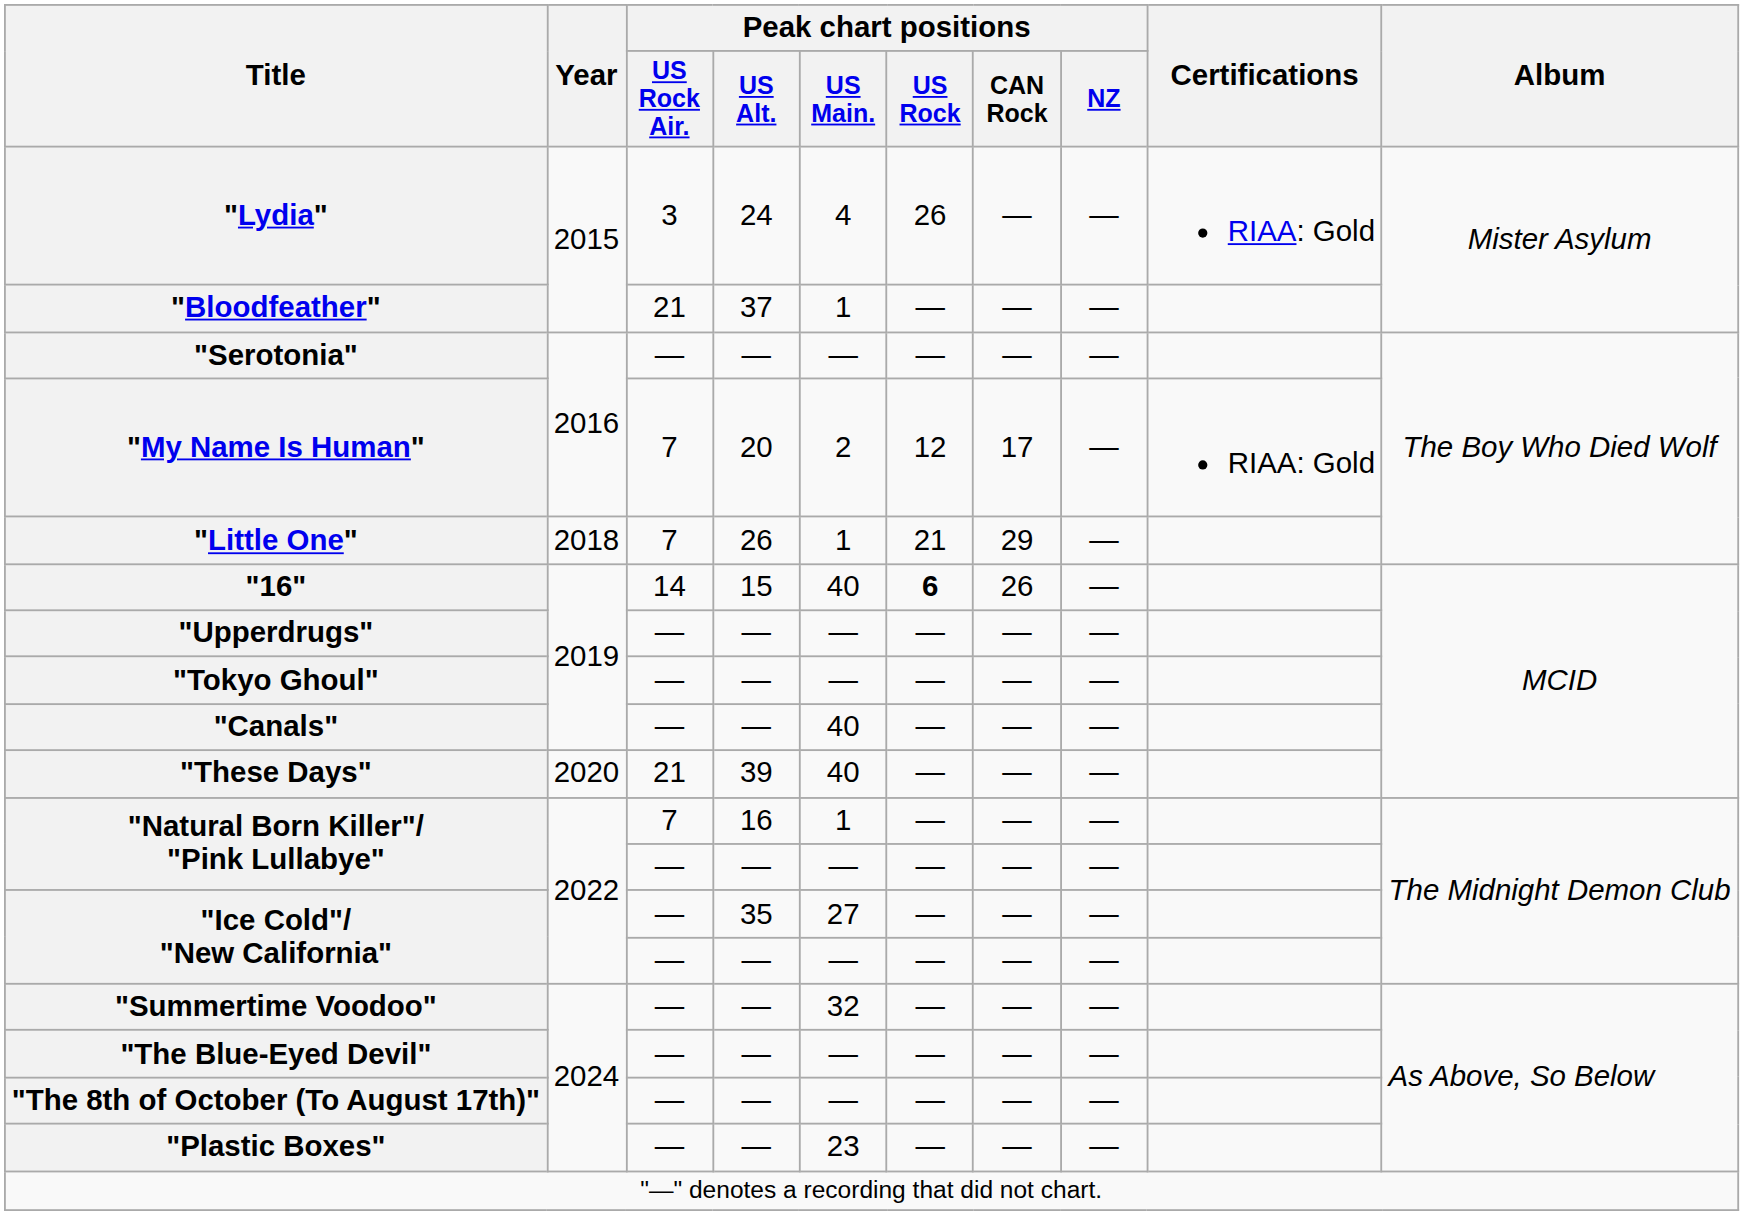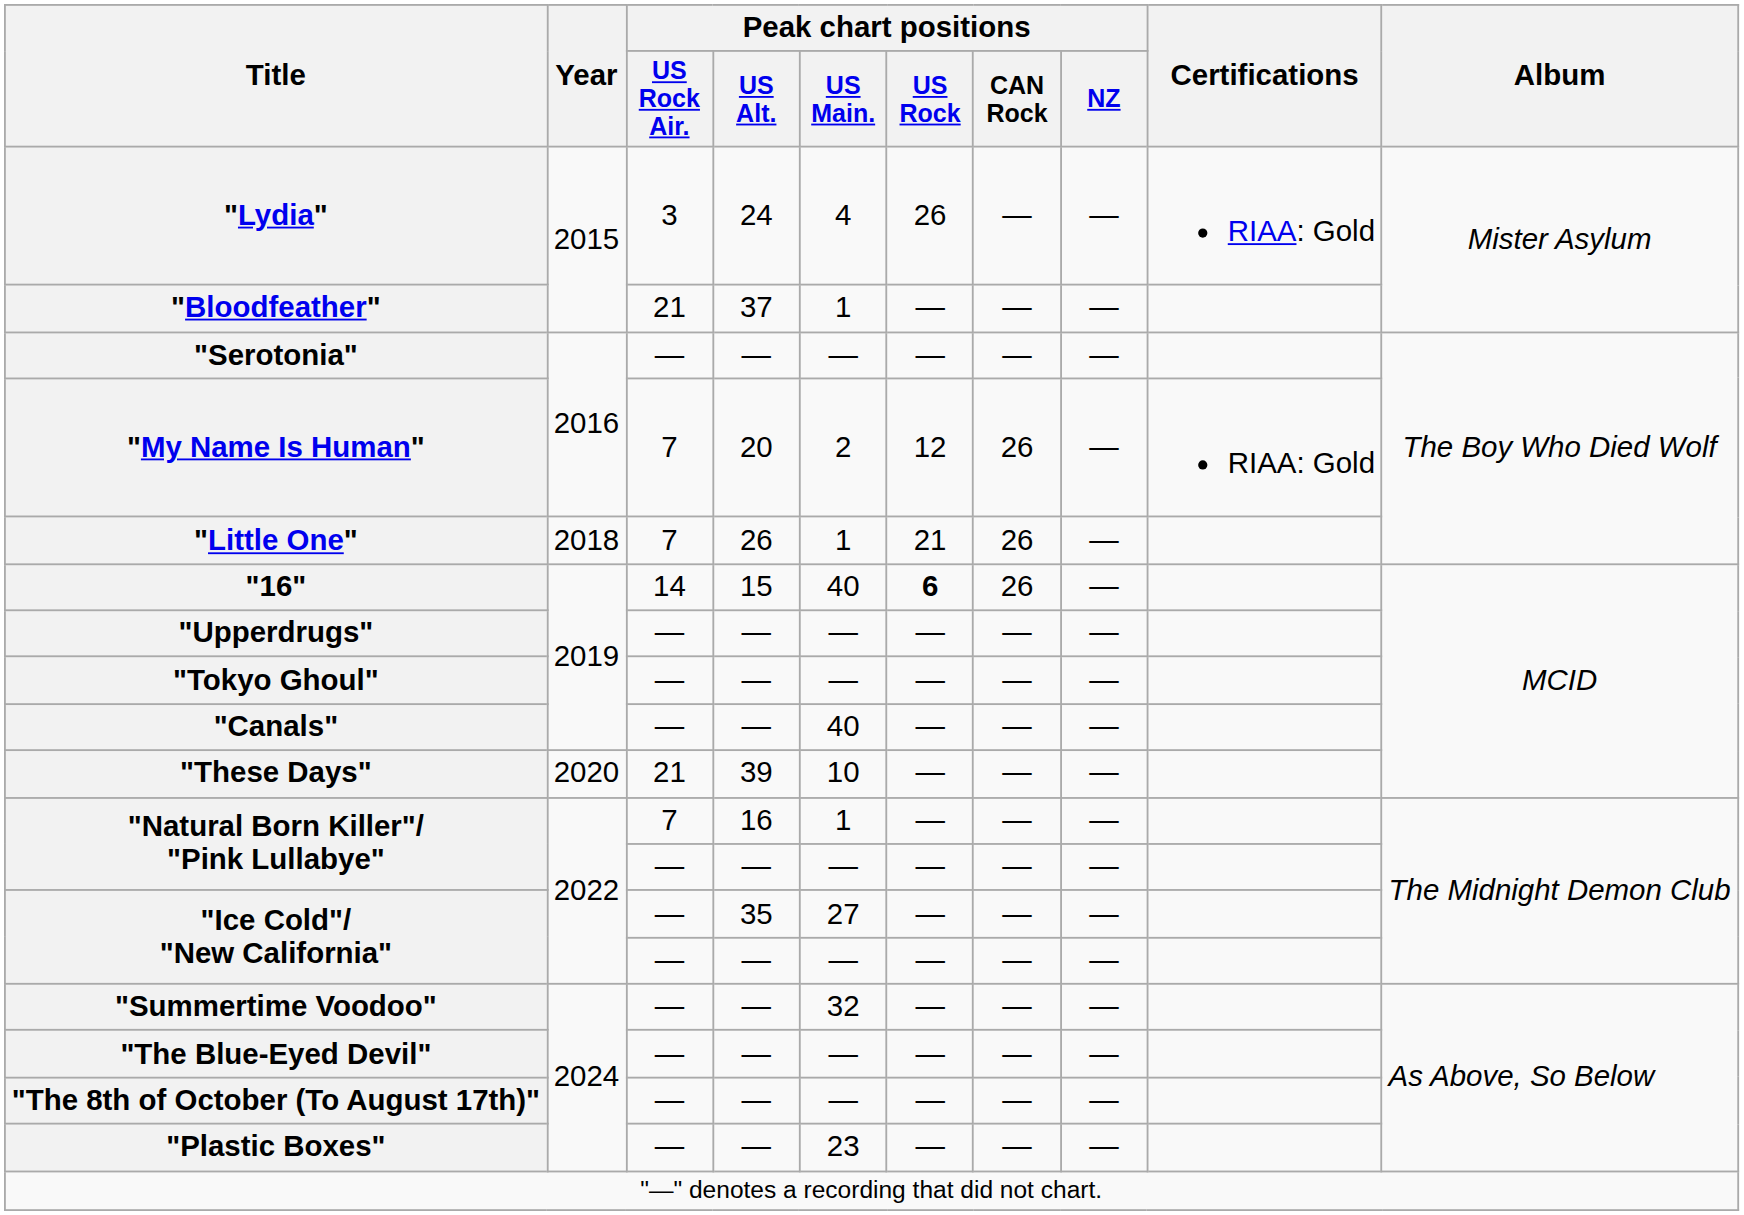(1017, 447) 17 -> (1017, 447) 26
(1017, 539) 29 -> (1017, 539) 26
(843, 773) 40 -> (843, 773) 10
